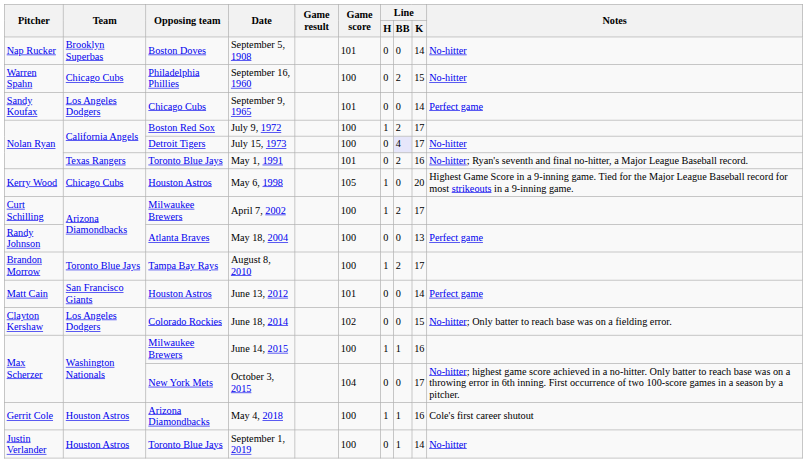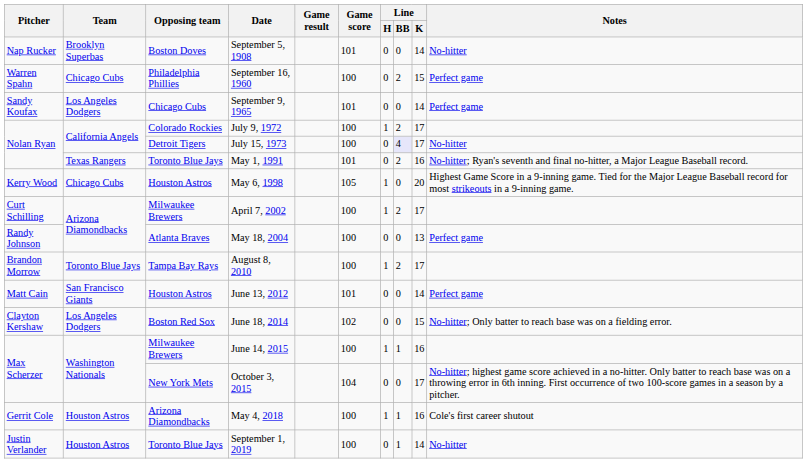(448, 78) No-hitter -> (456, 78) Perfect game
(182, 128) Boston Red Sox -> (185, 128) Colorado Rockies
(185, 321) Colorado Rockies -> (182, 321) Boston Red Sox
